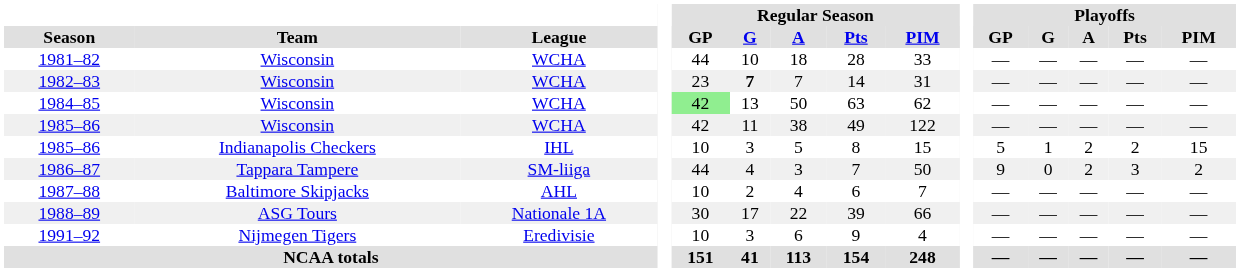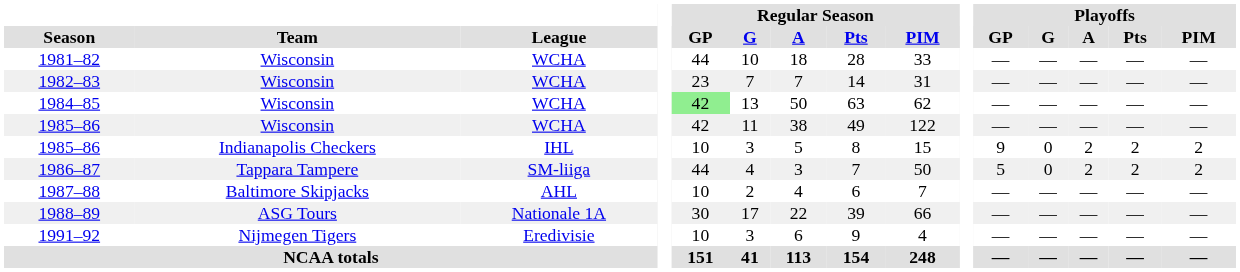(750, 80) bold -> (750, 80) normal
(1001, 146) 5 -> (1001, 146) 9
(1048, 146) 1 -> (1048, 146) 0
(1199, 146) 15 -> (1199, 146) 2
(1001, 168) 9 -> (1001, 168) 5
(1135, 168) 3 -> (1135, 168) 2
